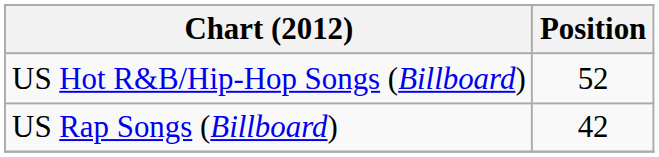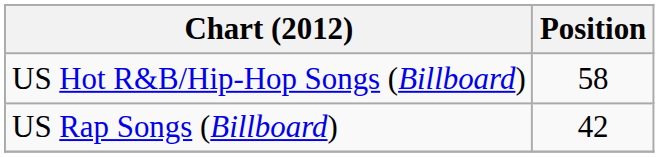(593, 77) 52 -> (593, 77) 58
